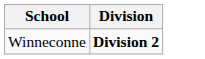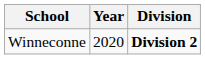+ column: (109, 16)
